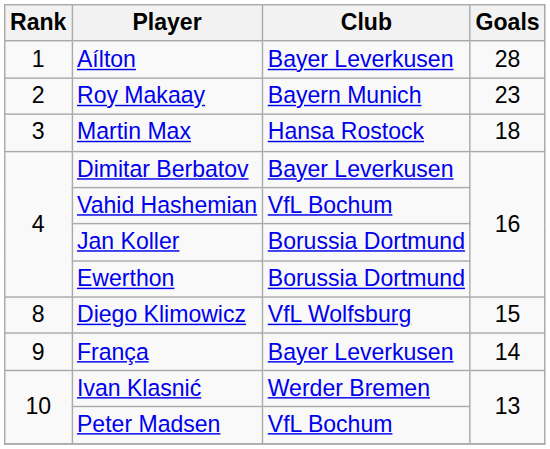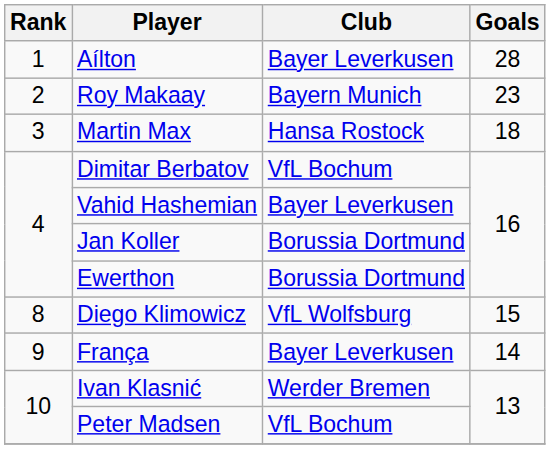(361, 168) Bayer Leverkusen -> (330, 168) VfL Bochum
(330, 205) VfL Bochum -> (361, 205) Bayer Leverkusen
